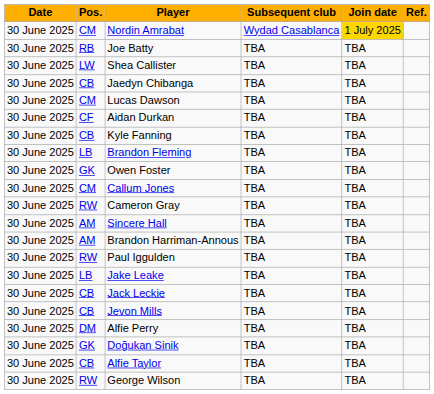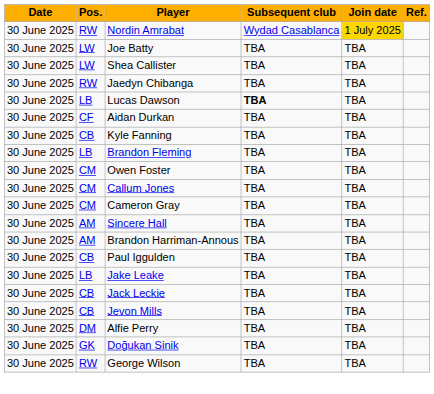(87, 30) CM -> (88, 30) RW
(87, 48) RB -> (87, 48) LW
(87, 83) CB -> (88, 83) RW
(87, 100) CM -> (86, 100) LB
(254, 100) normal -> (255, 100) bold
(87, 170) GK -> (87, 170) CM
(88, 205) RW -> (87, 205) CM
(88, 258) RW -> (87, 258) CB
- row: (134, 363)
